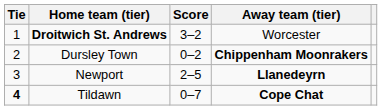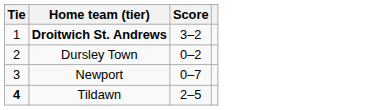- column: (291, 14)
(191, 75) 2–5 -> (191, 75) 0–7
(191, 95) 0–7 -> (191, 95) 2–5
